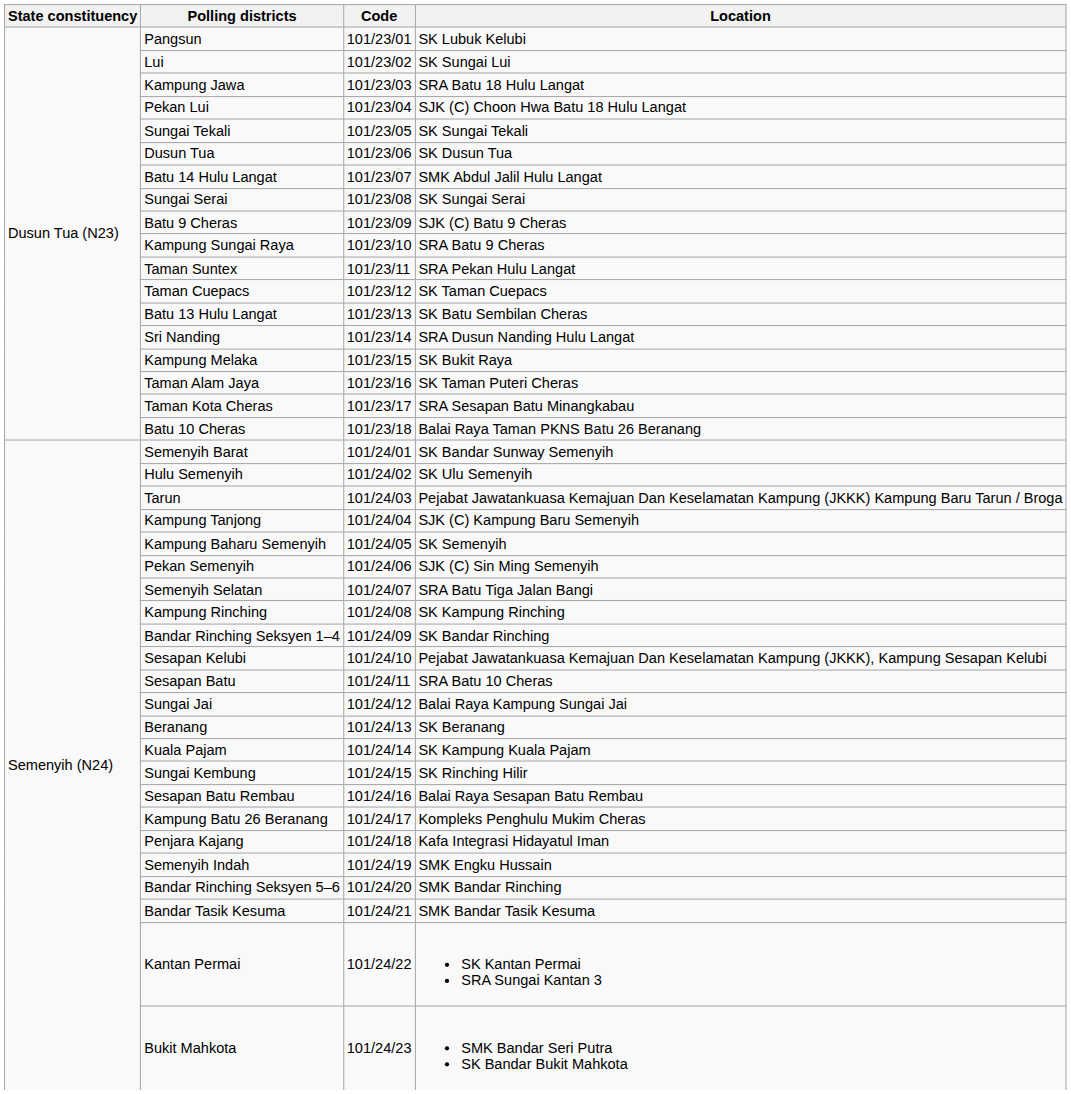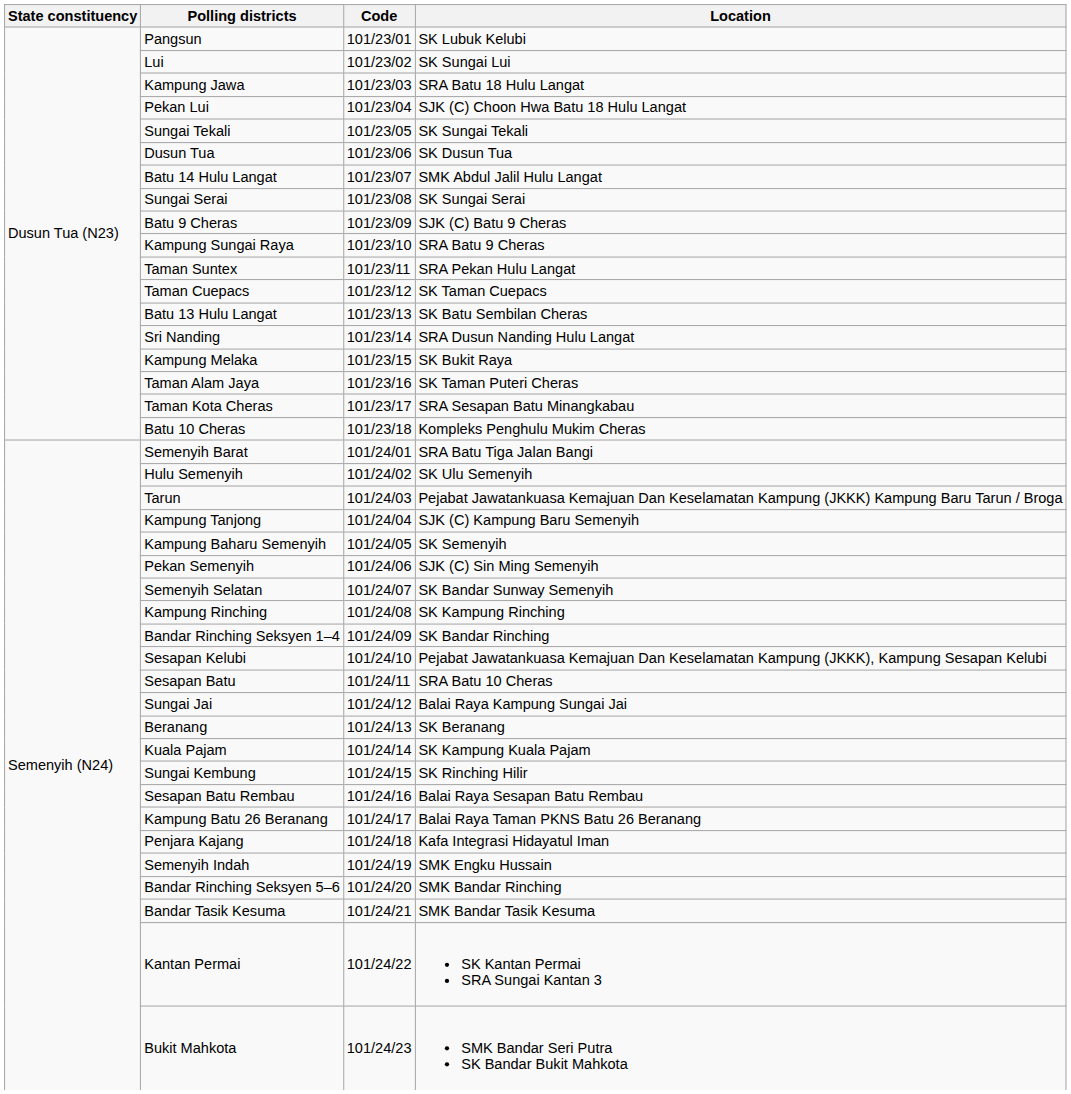(560, 428) Balai Raya Taman PKNS Batu 26 Beranang -> (532, 428) Kompleks Penghulu Mukim Cheras
(516, 451) SK Bandar Sunway Semenyih -> (506, 451) SRA Batu Tiga Jalan Bangi
(506, 589) SRA Batu Tiga Jalan Bangi -> (516, 589) SK Bandar Sunway Semenyih
(532, 818) Kompleks Penghulu Mukim Cheras -> (560, 818) Balai Raya Taman PKNS Batu 26 Beranang
